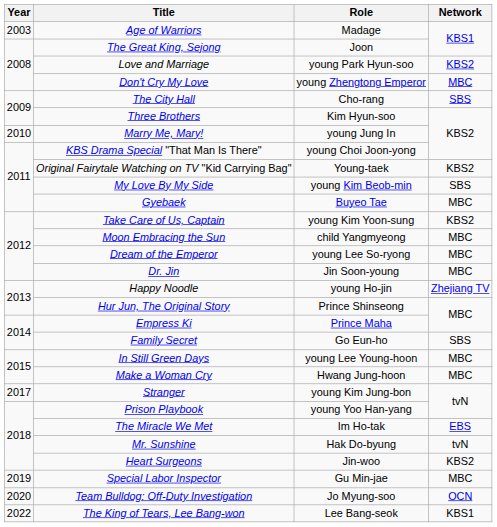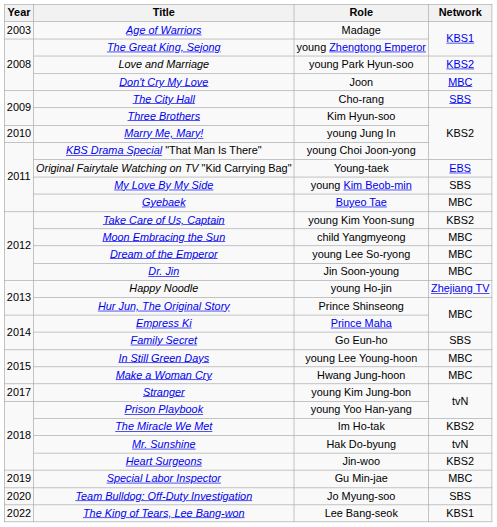(361, 47) Joon -> (361, 47) young Zhengtong Emperor
(361, 82) young Zhengtong Emperor -> (361, 82) Joon
(460, 168) KBS2 -> (460, 168) EBS
(460, 427) EBS -> (460, 427) KBS2
(460, 496) OCN -> (460, 496) SBS
